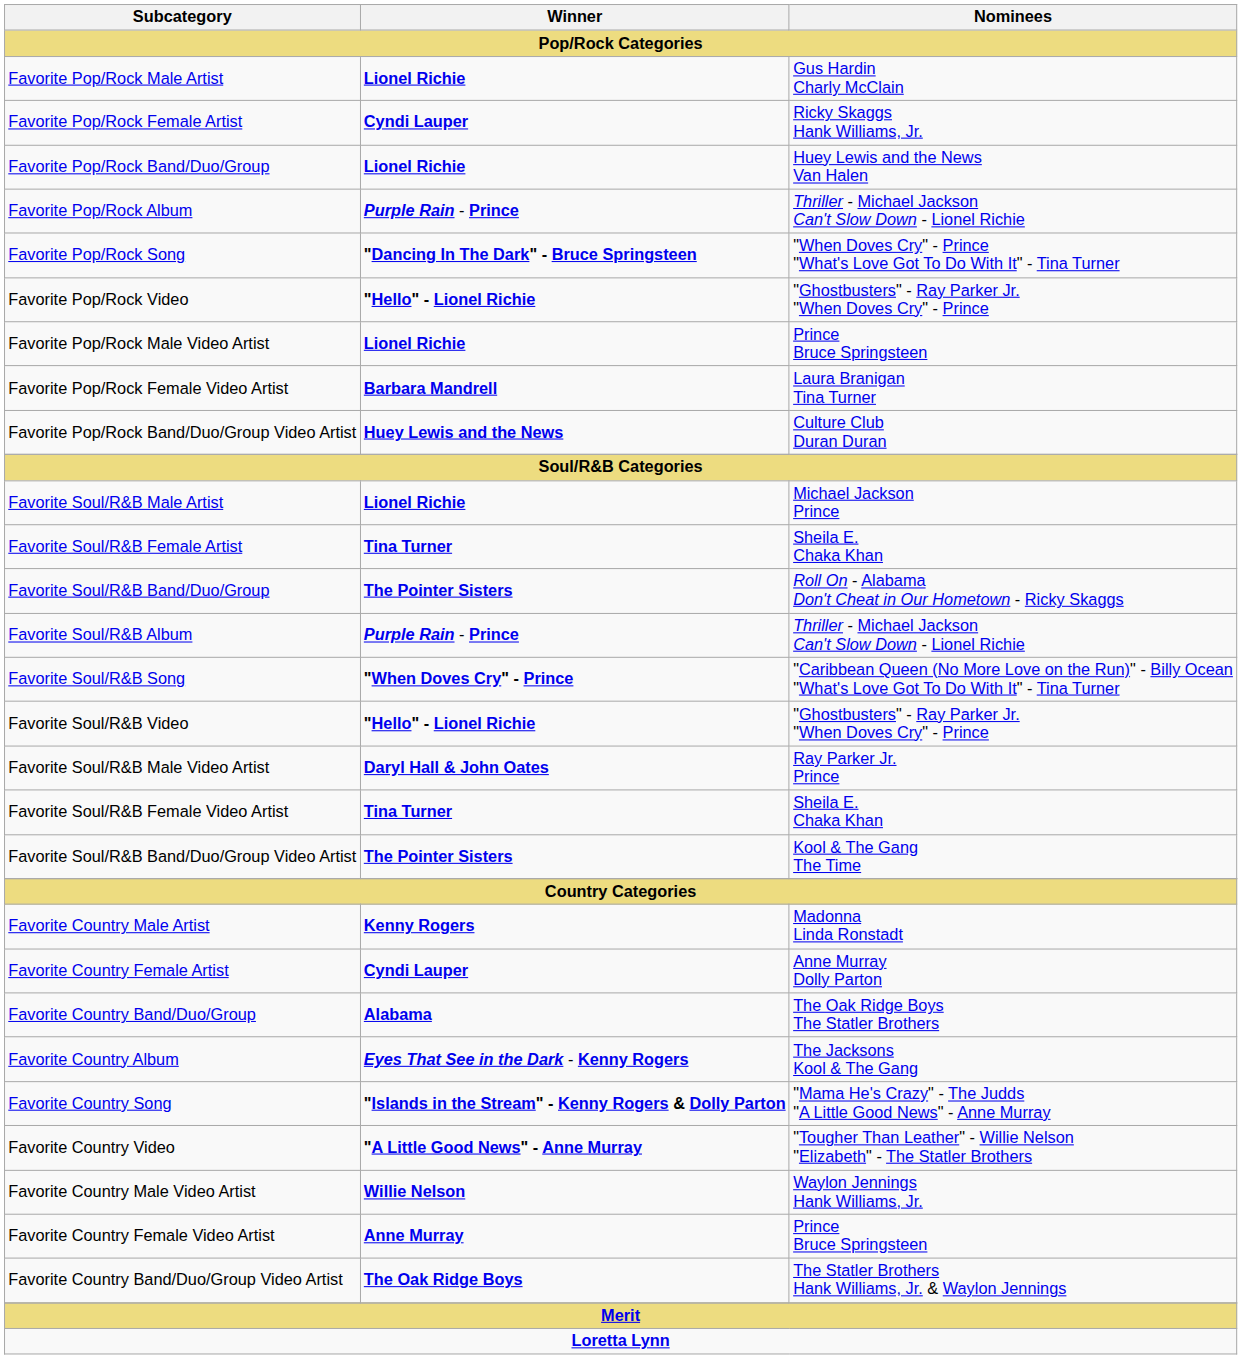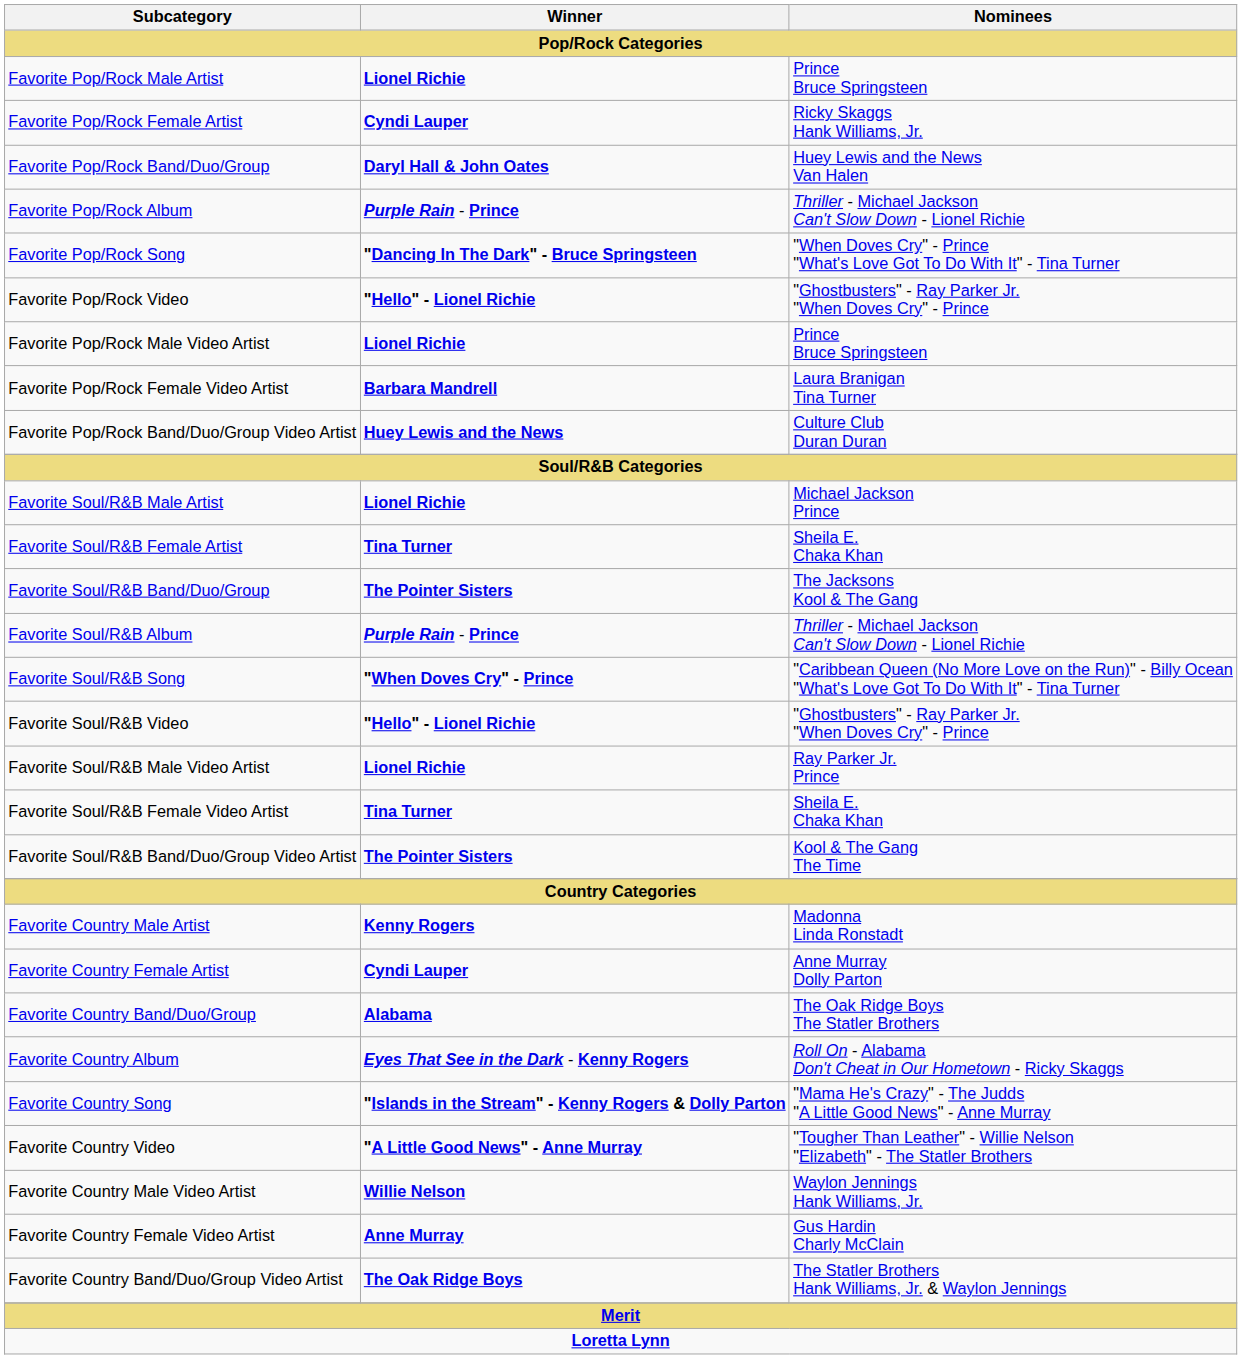(848, 78) Gus Hardin Charly McClain -> (860, 78) Prince Bruce Springsteen
(415, 166) Lionel Richie -> (456, 166) Daryl Hall & John Oates
(958, 590) Roll On - Alabama Don't Cheat in Our Hometown - Ricky Skaggs -> (856, 590) The Jacksons Kool & The Gang
(456, 767) Daryl Hall & John Oates -> (415, 767) Lionel Richie
(856, 1059) The Jacksons Kool & The Gang -> (958, 1059) Roll On - Alabama Don't Cheat in Our Hometown - Ricky Skaggs
(860, 1236) Prince Bruce Springsteen -> (848, 1236) Gus Hardin Charly McClain
